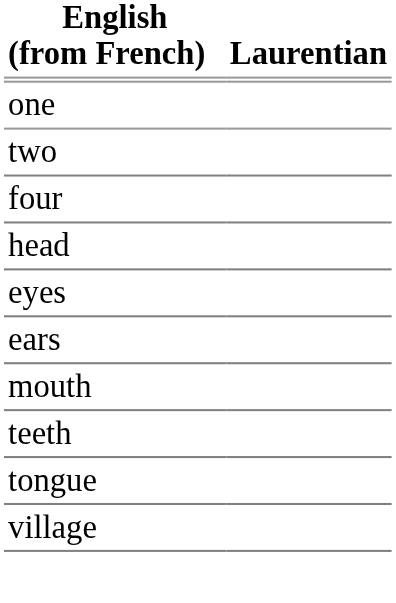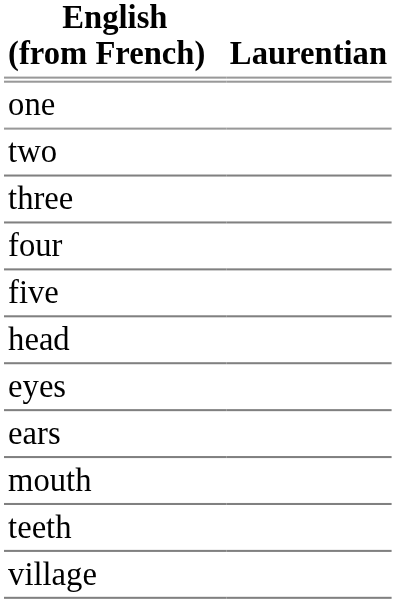+ row: (41, 198)
+ row: (33, 292)
- row: (52, 480)
